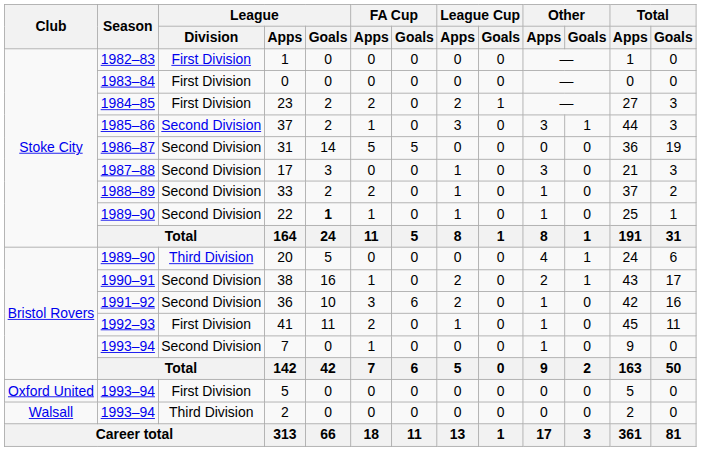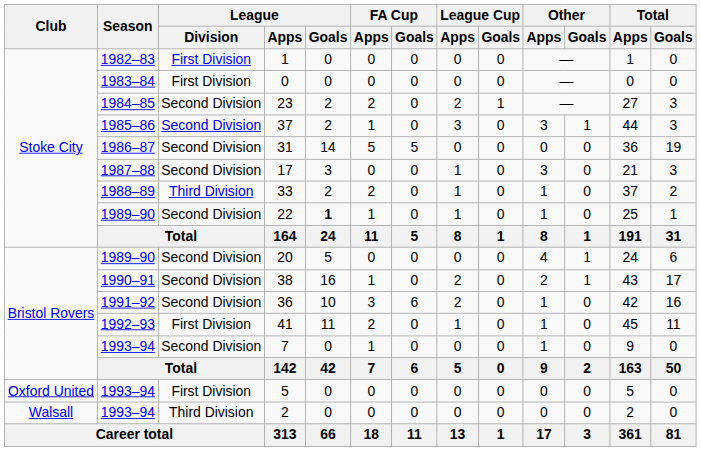(211, 103) First Division -> (211, 103) Second Division
(211, 192) Second Division -> (211, 192) Third Division
(211, 258) Third Division -> (211, 258) Second Division
